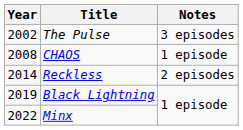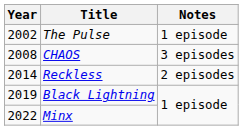(198, 35) 3 episodes -> (194, 35) 1 episode
(194, 55) 1 episode -> (198, 55) 3 episodes
